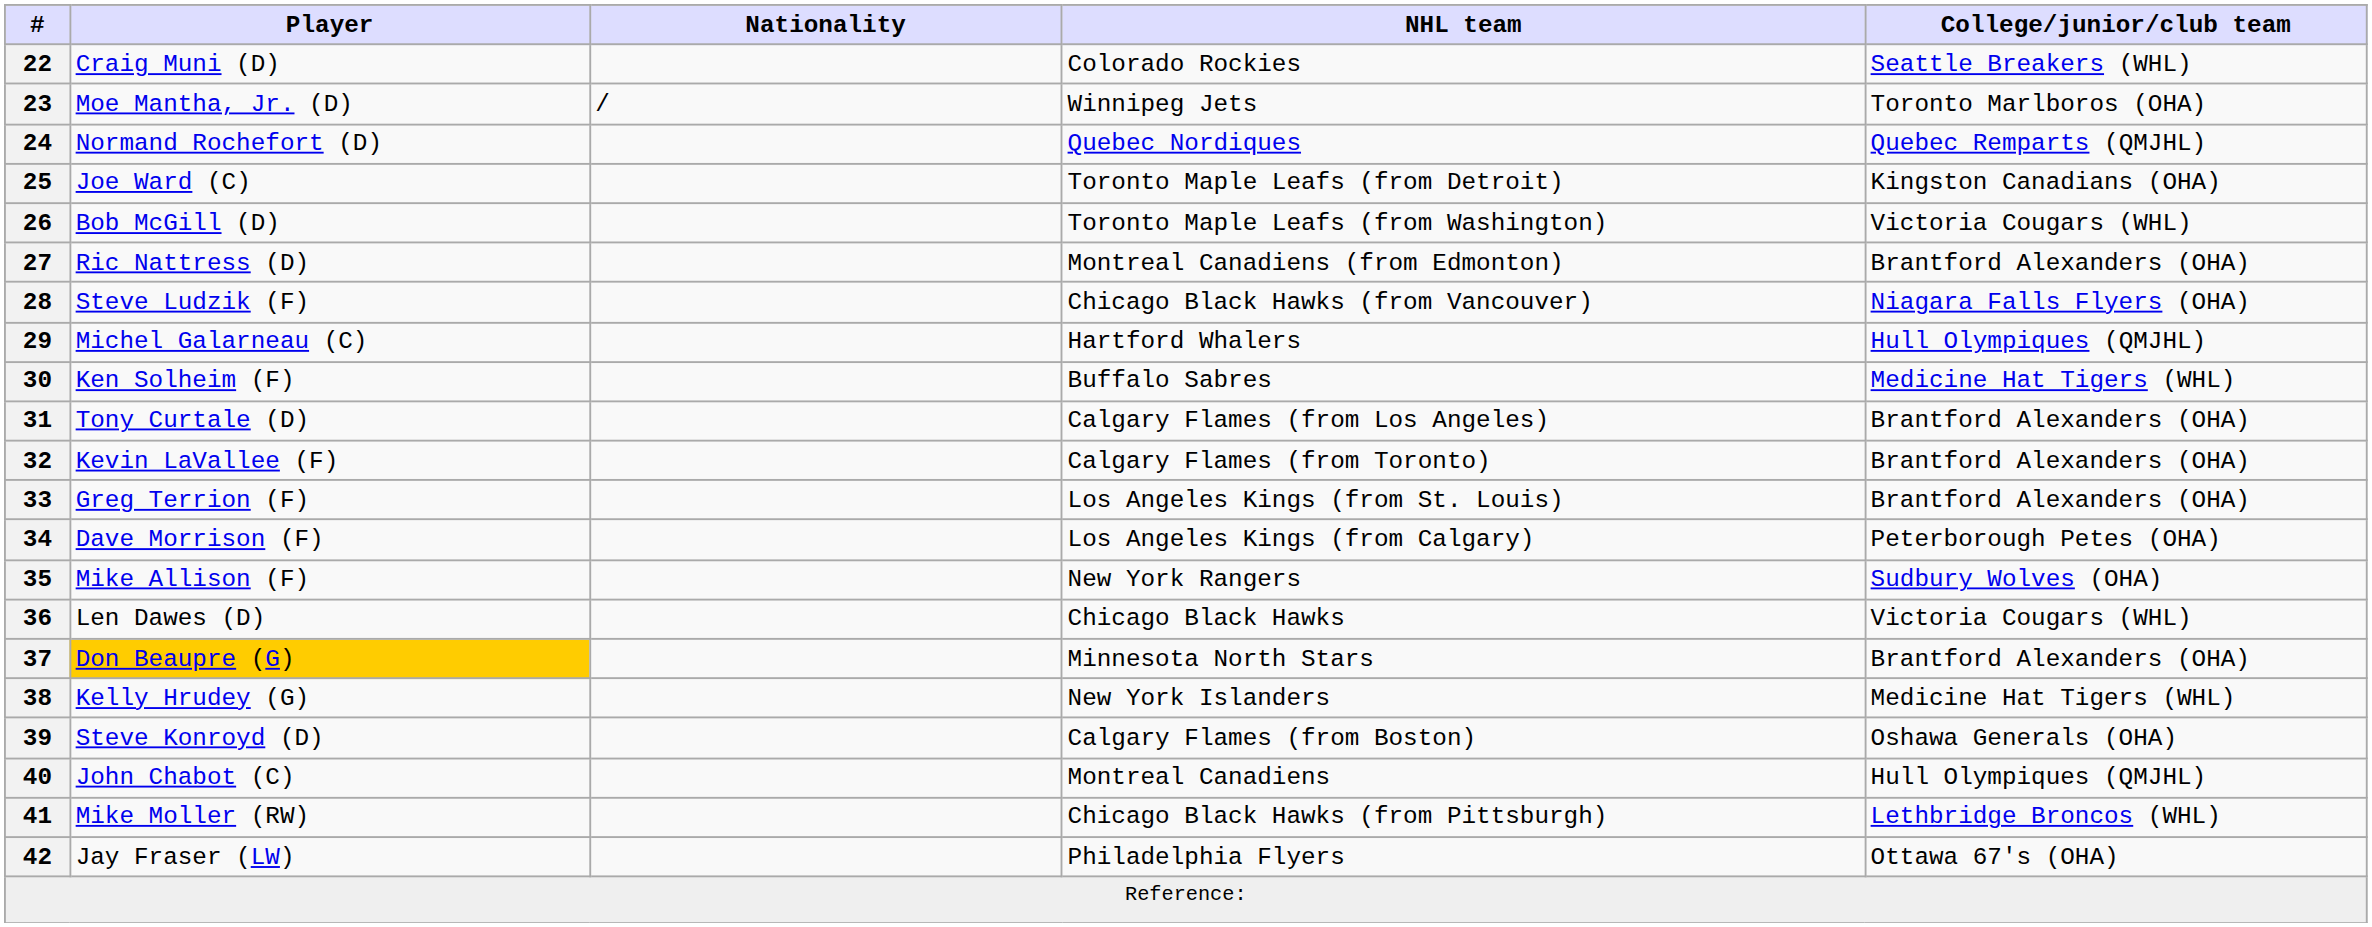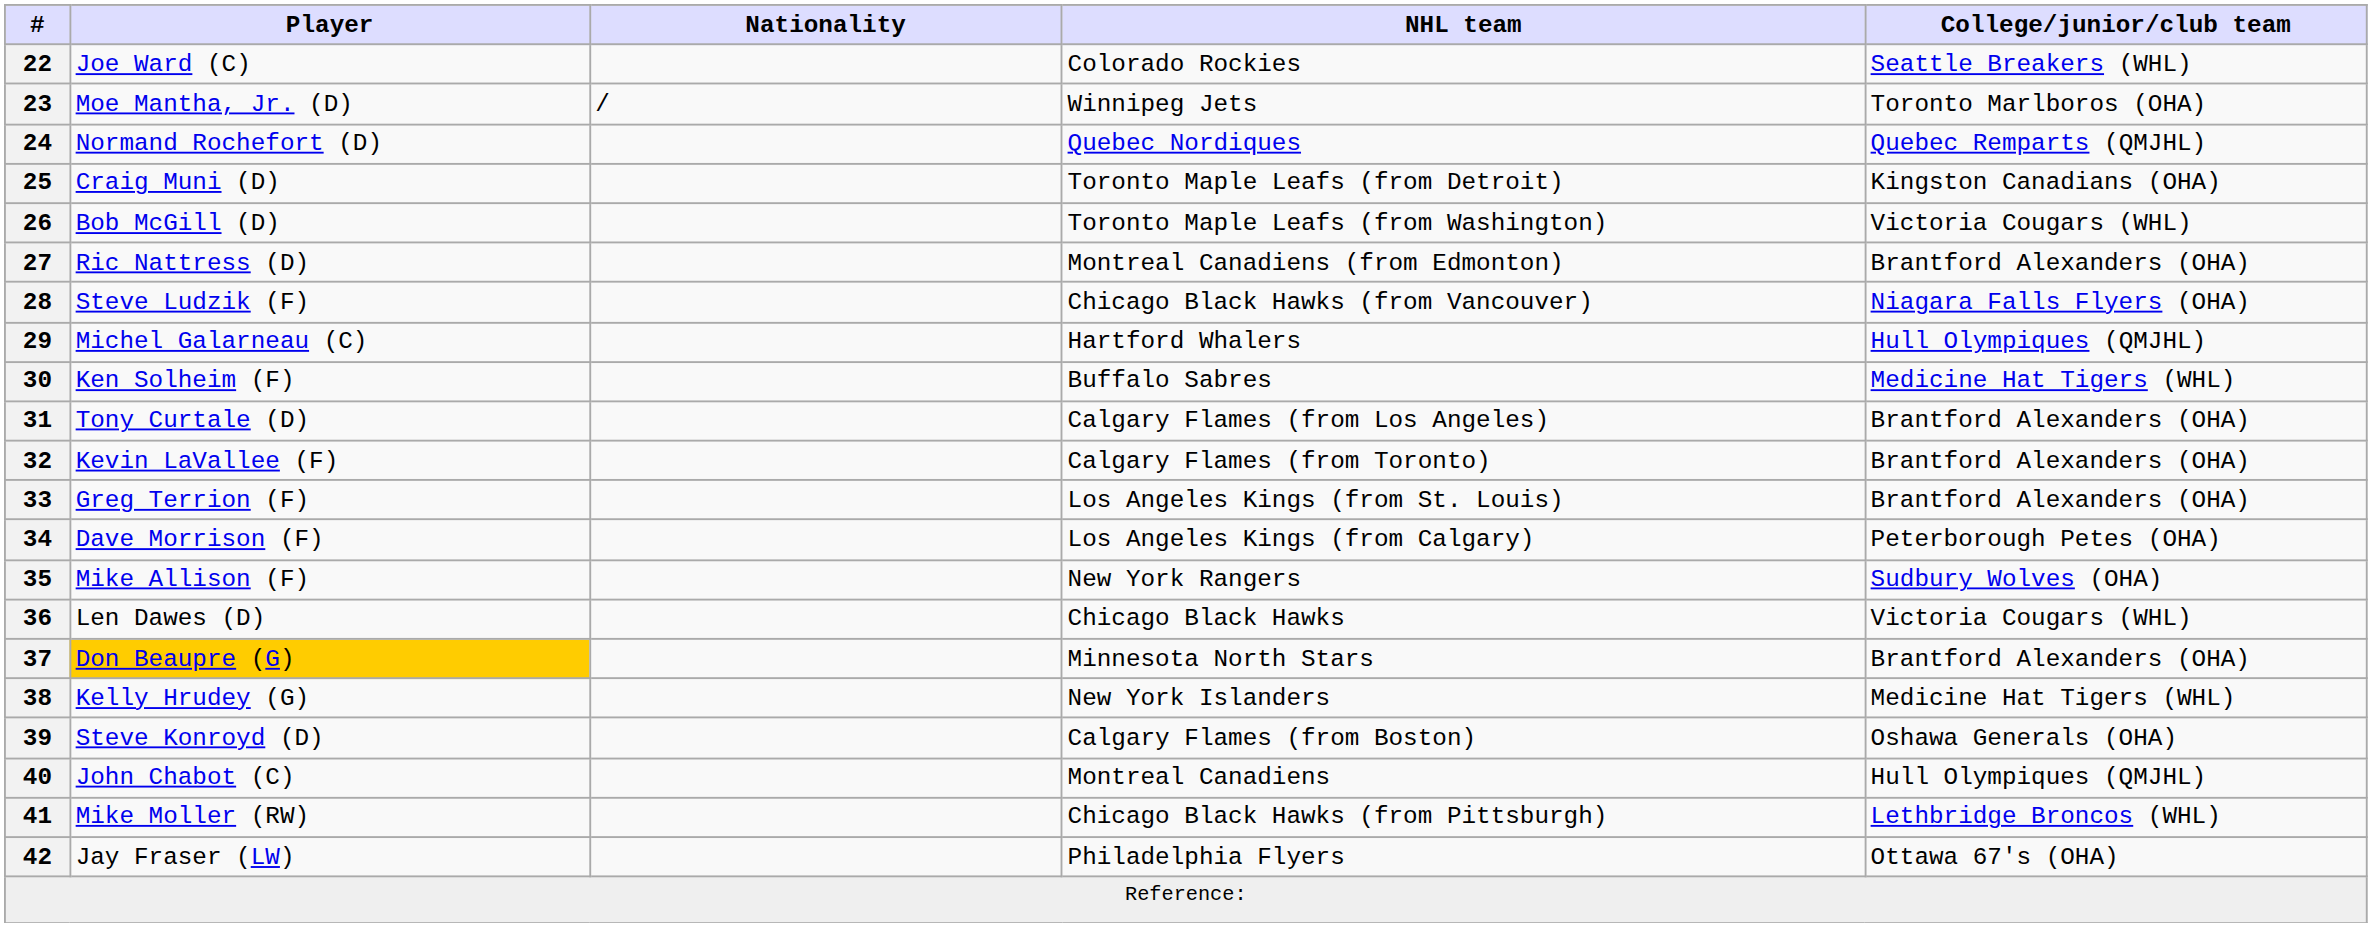(178, 64) Craig Muni (D) -> (163, 64) Joe Ward (C)
(163, 183) Joe Ward (C) -> (178, 183) Craig Muni (D)
